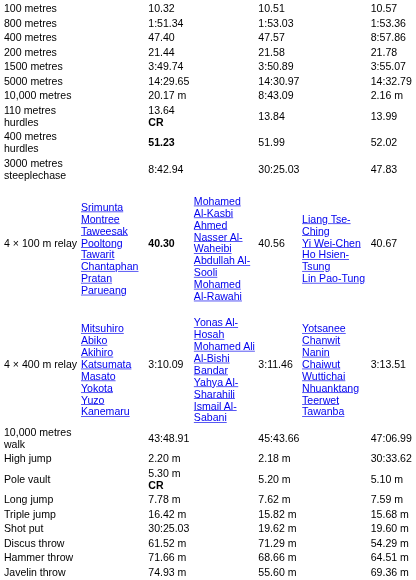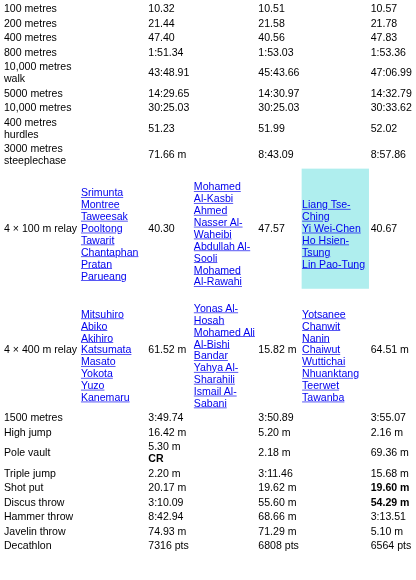rows swapped: (30, 52) <-> (30, 23)
(272, 38) 47.57 -> (272, 38) 40.56
(388, 38) 8:57.86 -> (384, 38) 47.83
rows swapped: (33, 67) <-> (38, 438)
(167, 96) 20.17 m -> (169, 108) 30:25.03
(276, 96) 8:43.09 -> (279, 108) 30:25.03
(387, 96) 2.16 m -> (391, 108) 30:33.62
- row: (30, 116)
(161, 143) bold -> (161, 128) normal
(166, 169) 8:42.94 -> (167, 154) 71.66 m
(279, 169) 30:25.03 -> (276, 154) 8:43.09
(384, 169) 47.83 -> (388, 154) 8:57.86
(161, 243) bold -> (161, 228) normal
(272, 243) 40.56 -> (272, 228) 47.57
(334, 249) no background -> (334, 234) paleturquoise background
(166, 364) 3:10.09 -> (167, 350) 61.52 m
(276, 364) 3:11.46 -> (277, 350) 15.82 m
(388, 364) 3:13.51 -> (390, 350) 64.51 m
(164, 459) 2.20 m -> (167, 432) 16.42 m
(274, 459) 2.18 m -> (274, 432) 5.20 m
(391, 459) 30:33.62 -> (387, 432) 2.16 m
(274, 479) 5.20 m -> (274, 453) 2.18 m
(387, 479) 5.10 m -> (390, 453) 69.36 m
- row: (29, 500)
(167, 514) 16.42 m -> (164, 473) 2.20 m
(277, 514) 15.82 m -> (276, 473) 3:11.46
(169, 529) 30:25.03 -> (167, 488) 20.17 m
(390, 529) normal -> (390, 488) bold
(167, 543) 61.52 m -> (166, 502) 3:10.09
(277, 543) 71.29 m -> (277, 502) 55.60 m
(390, 543) normal -> (390, 502) bold
(167, 558) 71.66 m -> (166, 517) 8:42.94
(390, 558) 64.51 m -> (388, 517) 3:13.51
(277, 572) 55.60 m -> (277, 531) 71.29 m
(390, 572) 69.36 m -> (387, 531) 5.10 m
+ row: (28, 546)
